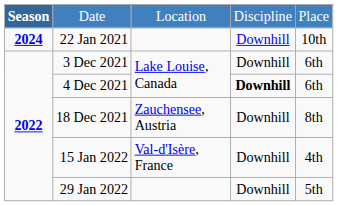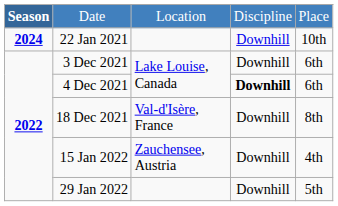(170, 117) Zauchensee, Austria -> (167, 117) Val-d'Isère, France
(167, 157) Val-d'Isère, France -> (170, 157) Zauchensee, Austria
